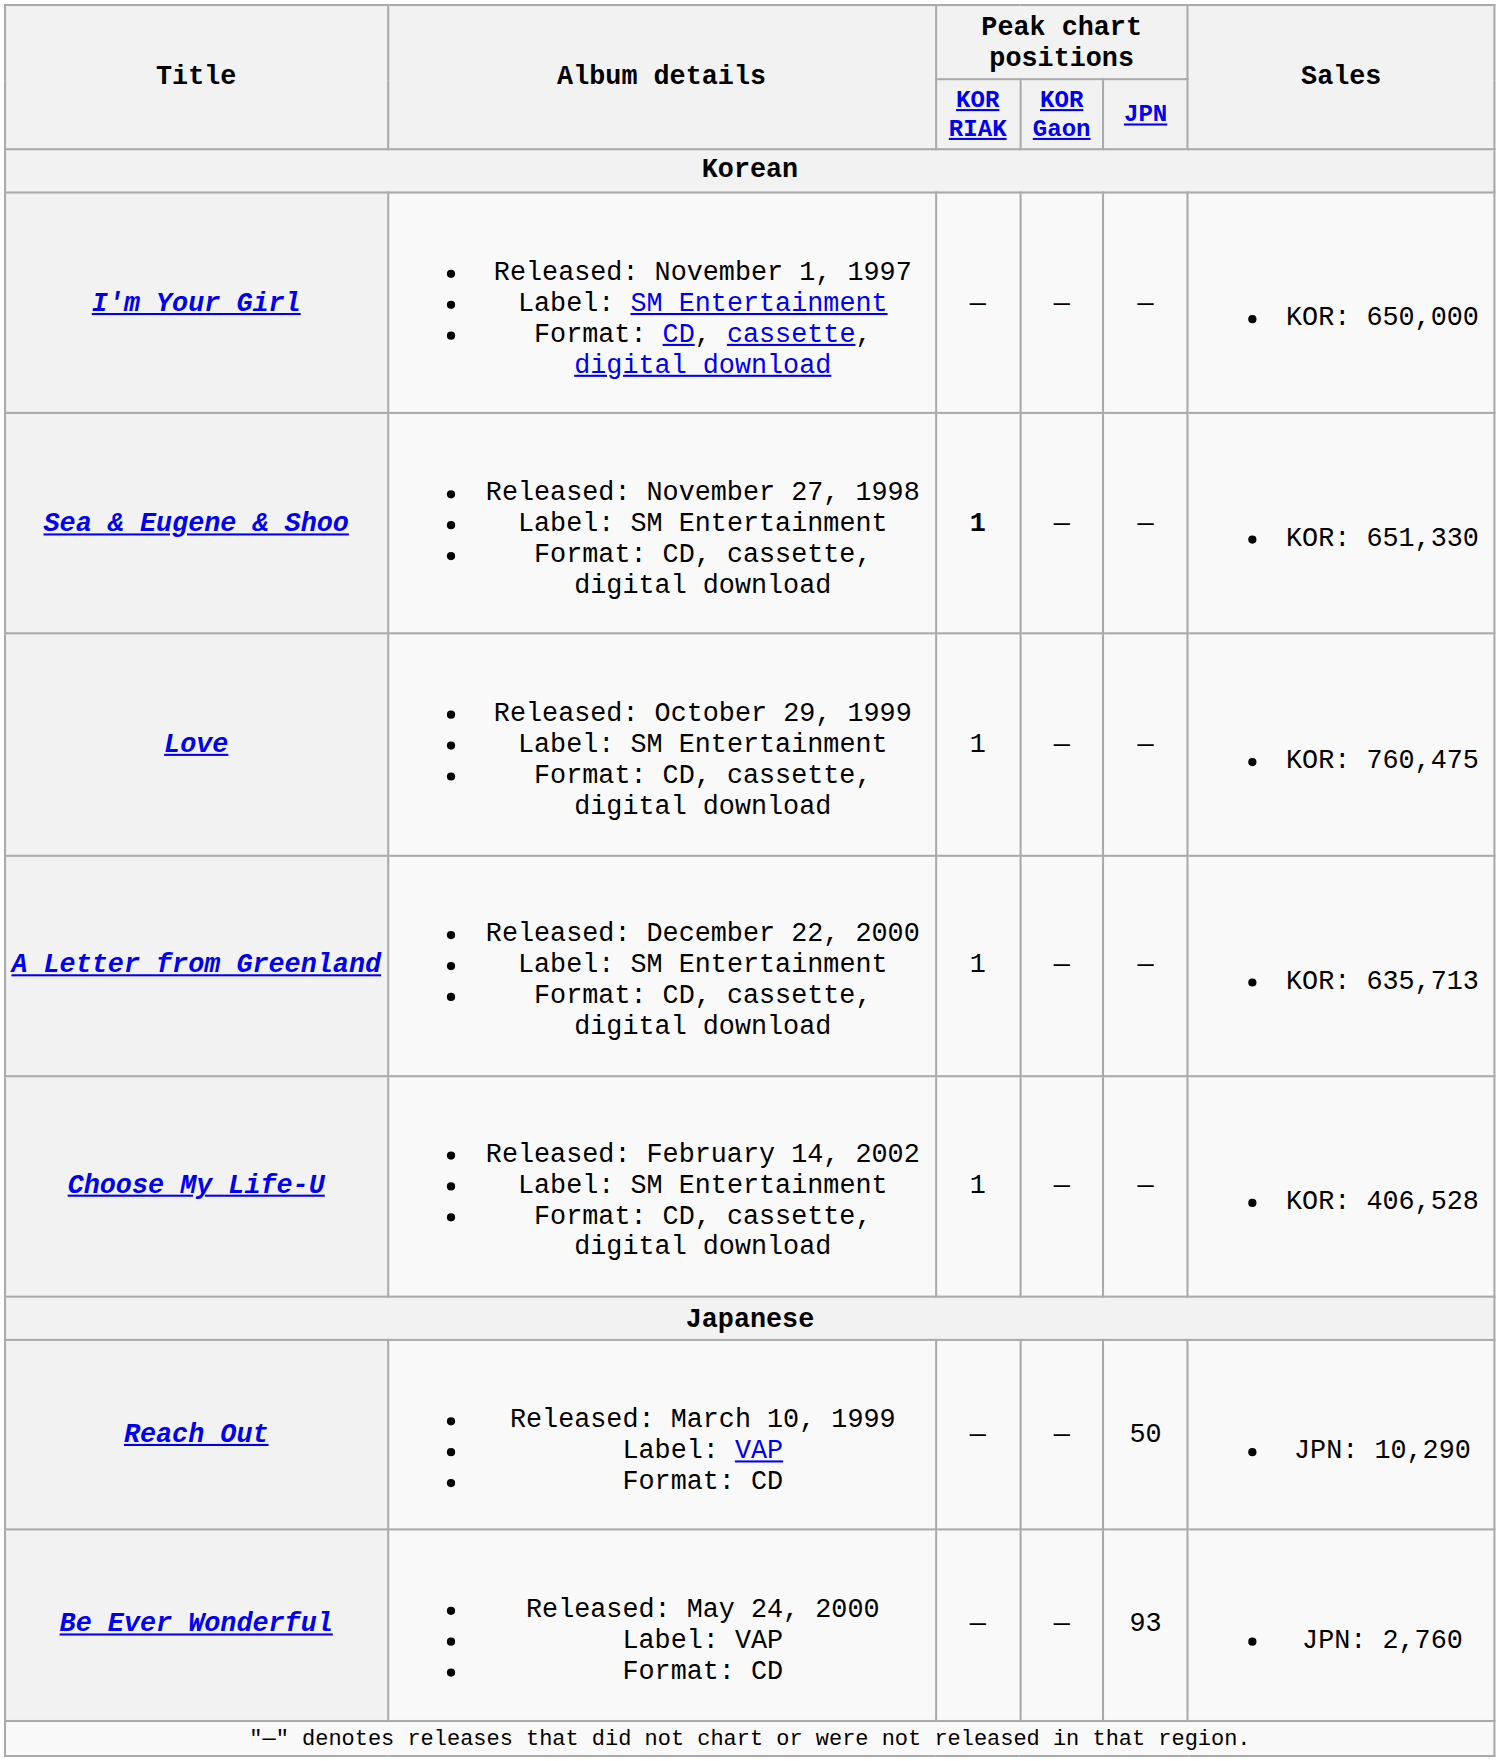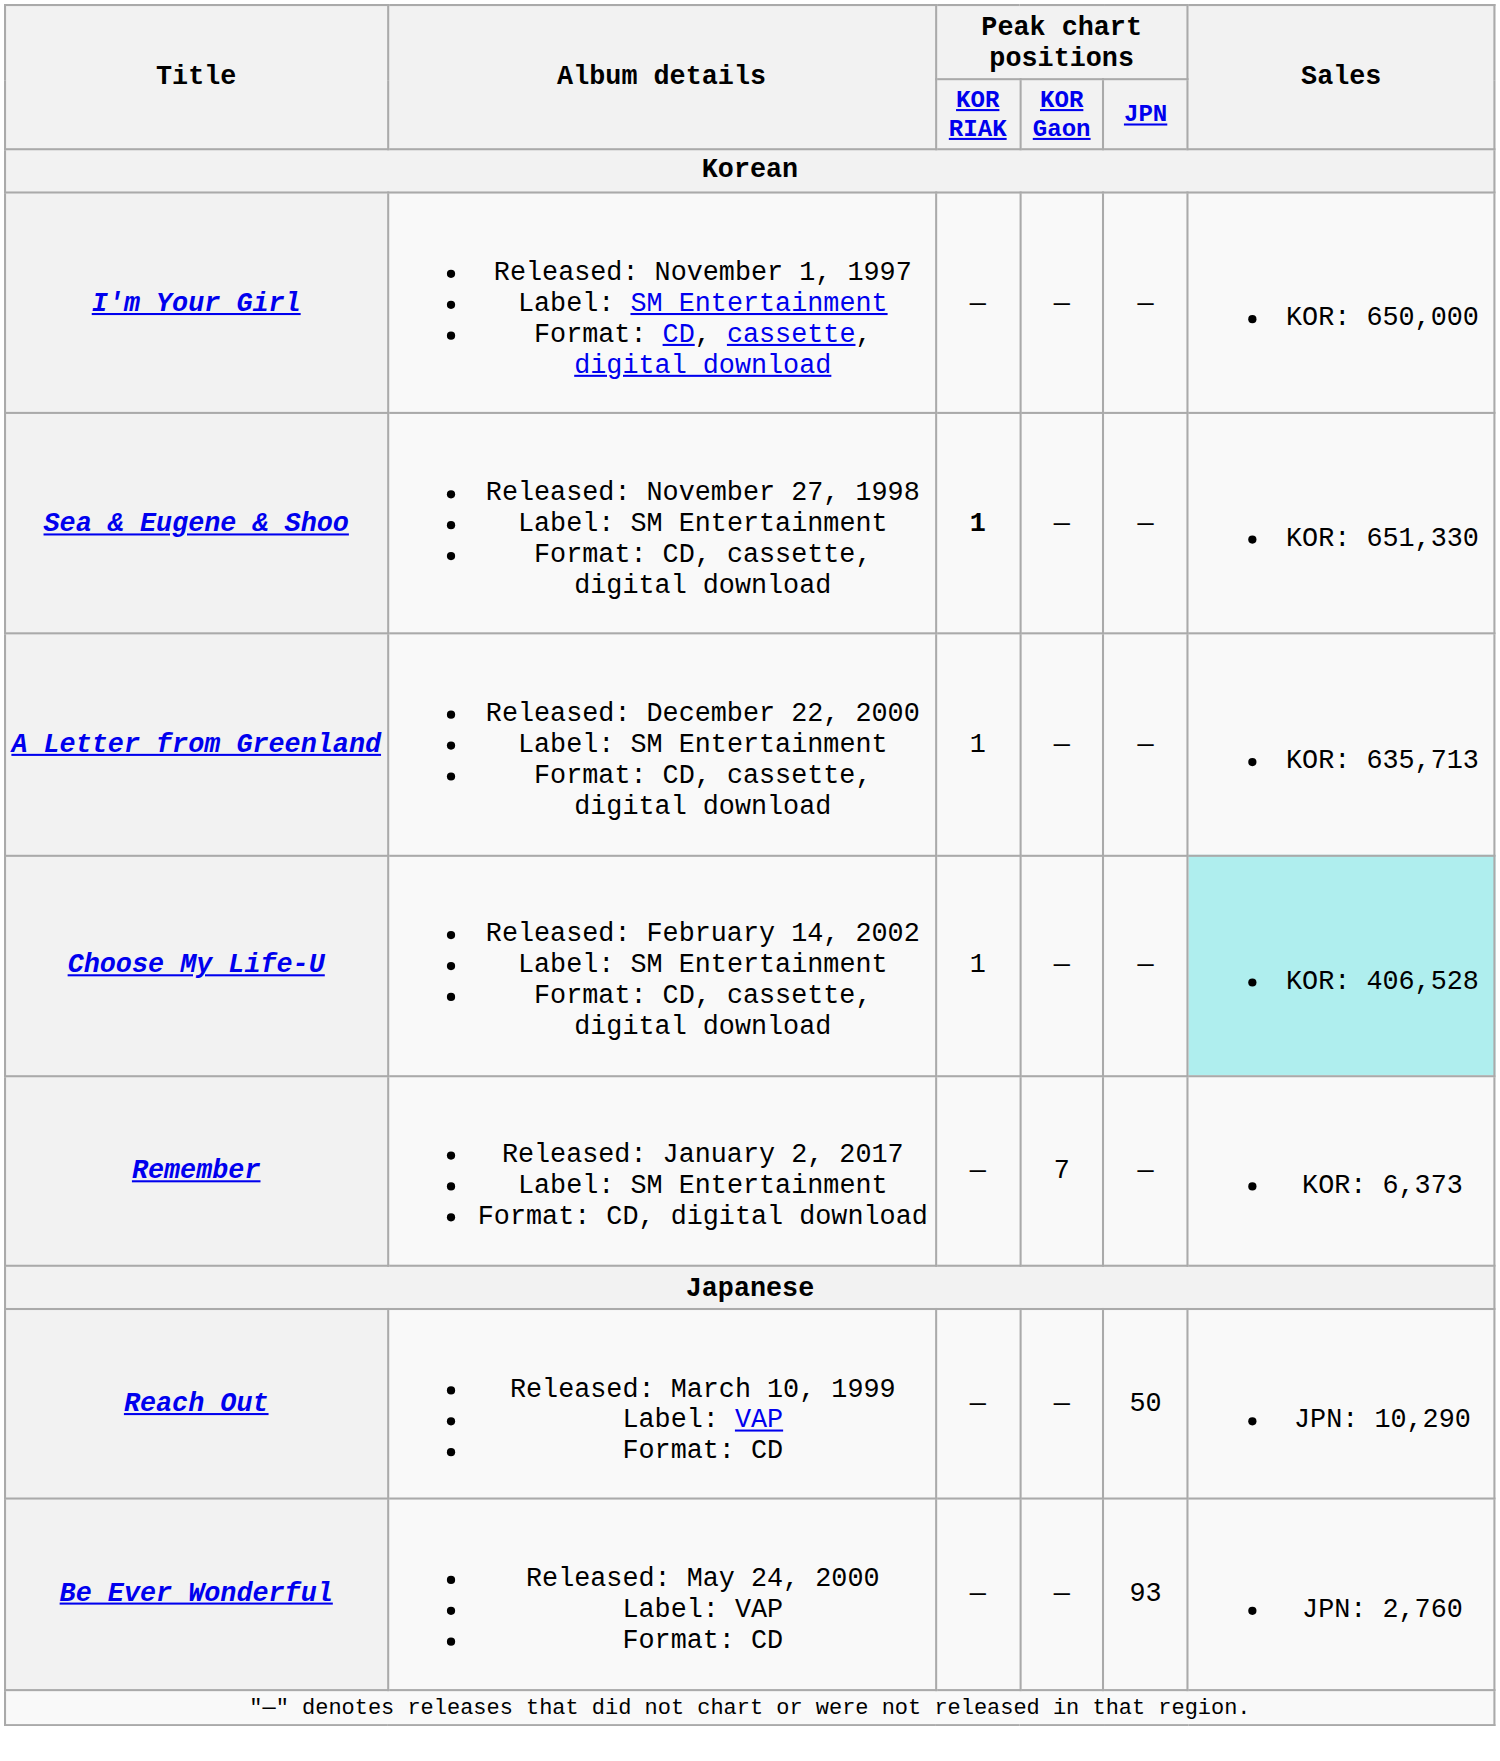- row: (196, 745)
(1341, 1202) no background -> (1341, 981) paleturquoise background
+ row: (196, 1171)
